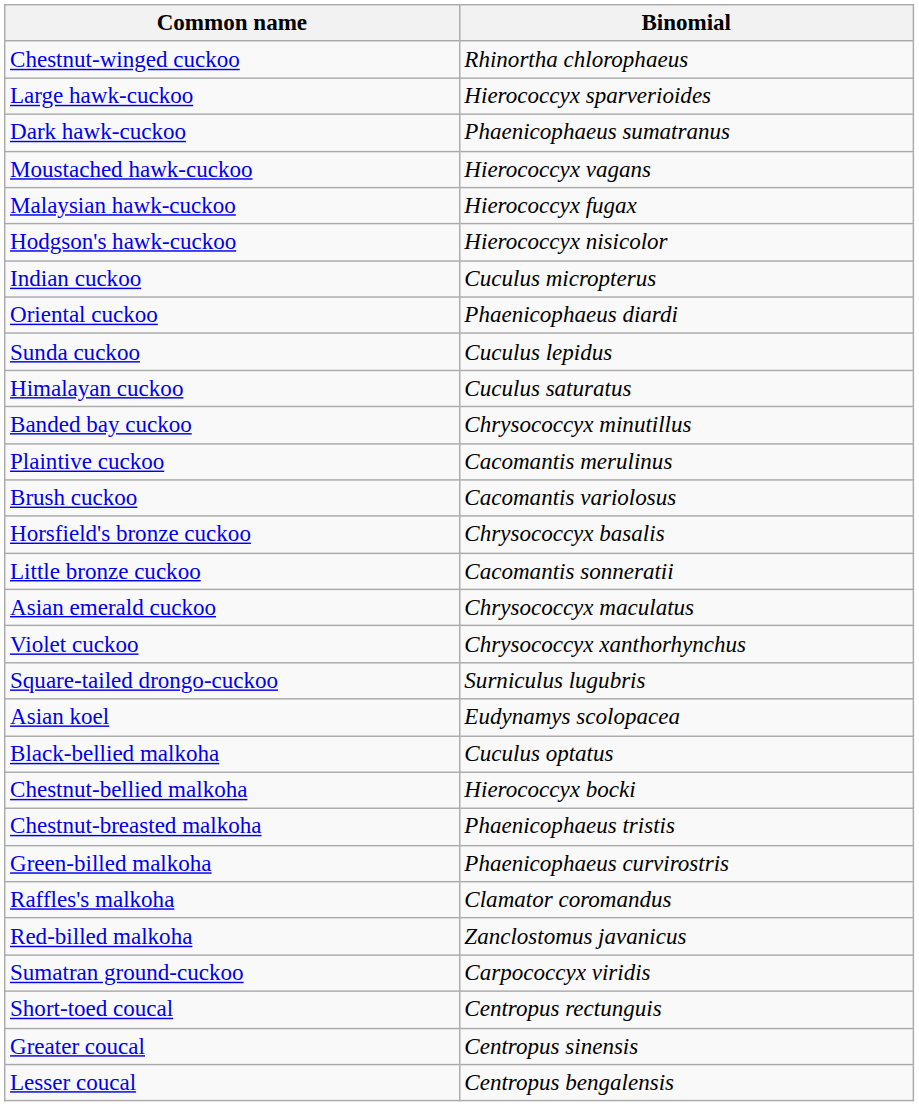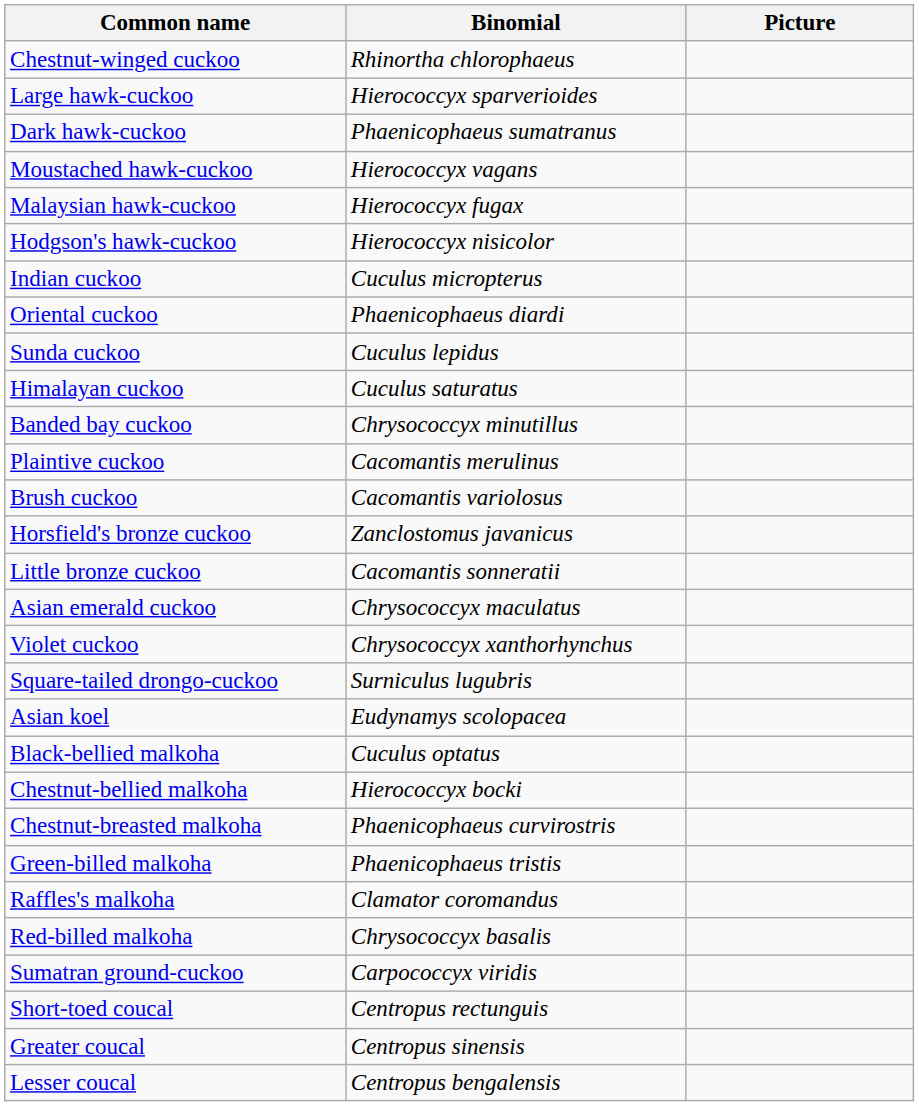+ column: (800, 22)
(564, 534) Chrysococcyx basalis -> (462, 534) Zanclostomus javanicus
(570, 826) Phaenicophaeus tristis -> (483, 826) Phaenicophaeus curvirostris
(597, 863) Phaenicophaeus curvirostris -> (456, 863) Phaenicophaeus tristis
(575, 936) Zanclostomus javanicus -> (451, 936) Chrysococcyx basalis
